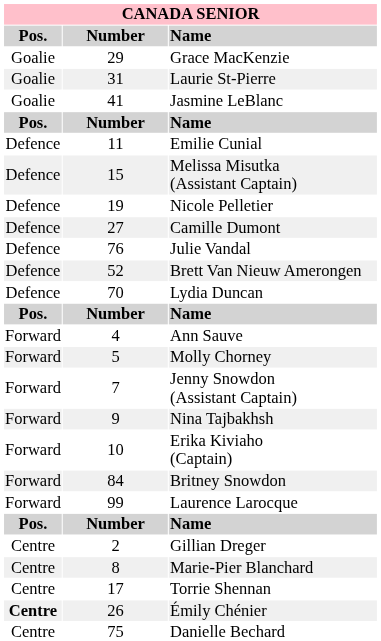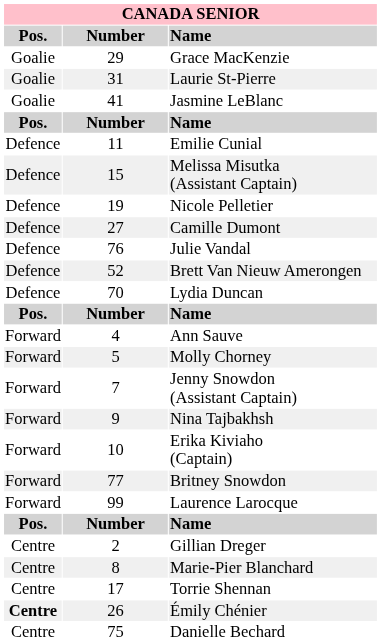(115, 480) 84 -> (115, 480) 77
